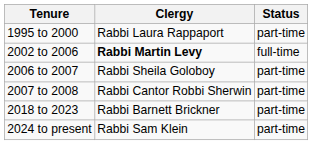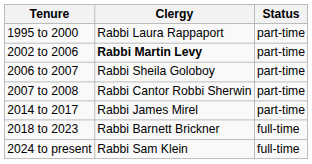(278, 52) full-time -> (281, 52) part-time
+ row: (43, 110)
(281, 110) part-time -> (278, 129) full-time
(281, 129) part-time -> (278, 149) full-time
